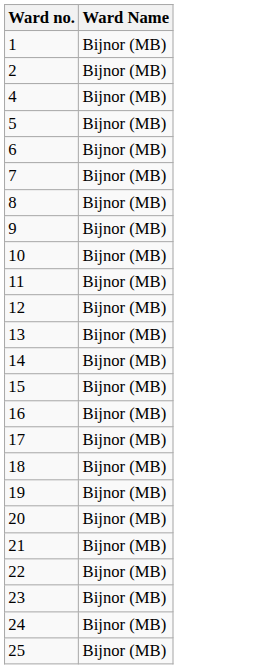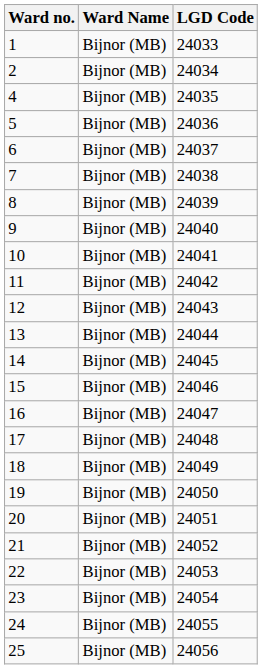+ column: (215, 17)
